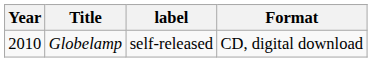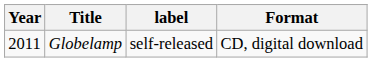(25, 43) 2010 -> (24, 43) 2011
